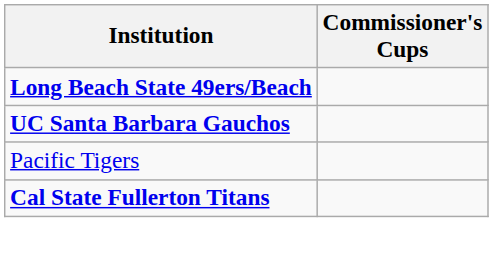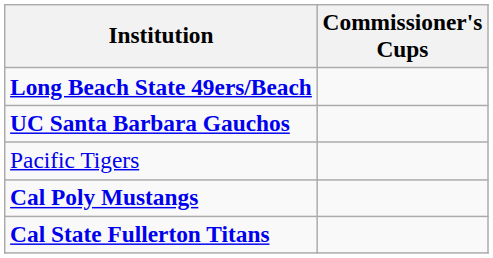+ row: (104, 197)
